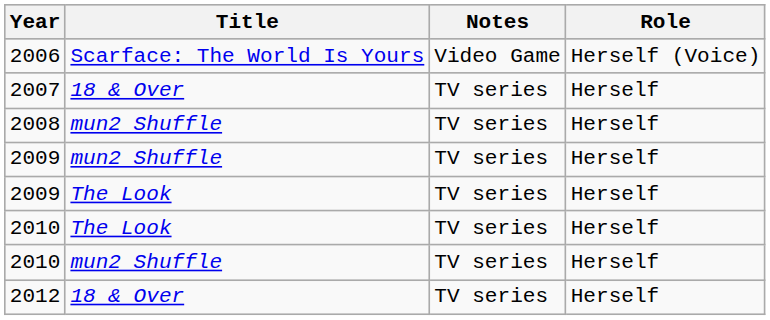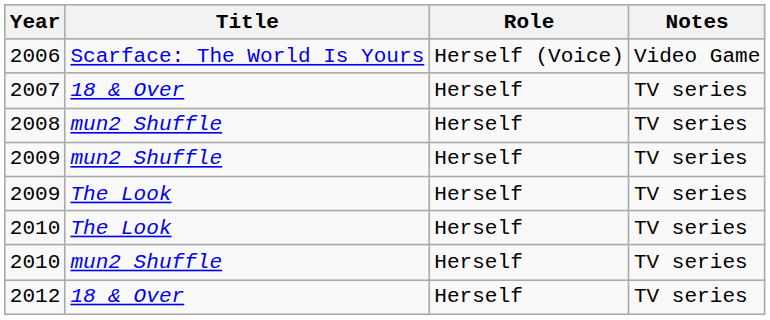columns swapped: (666, 22) <-> (498, 22)
